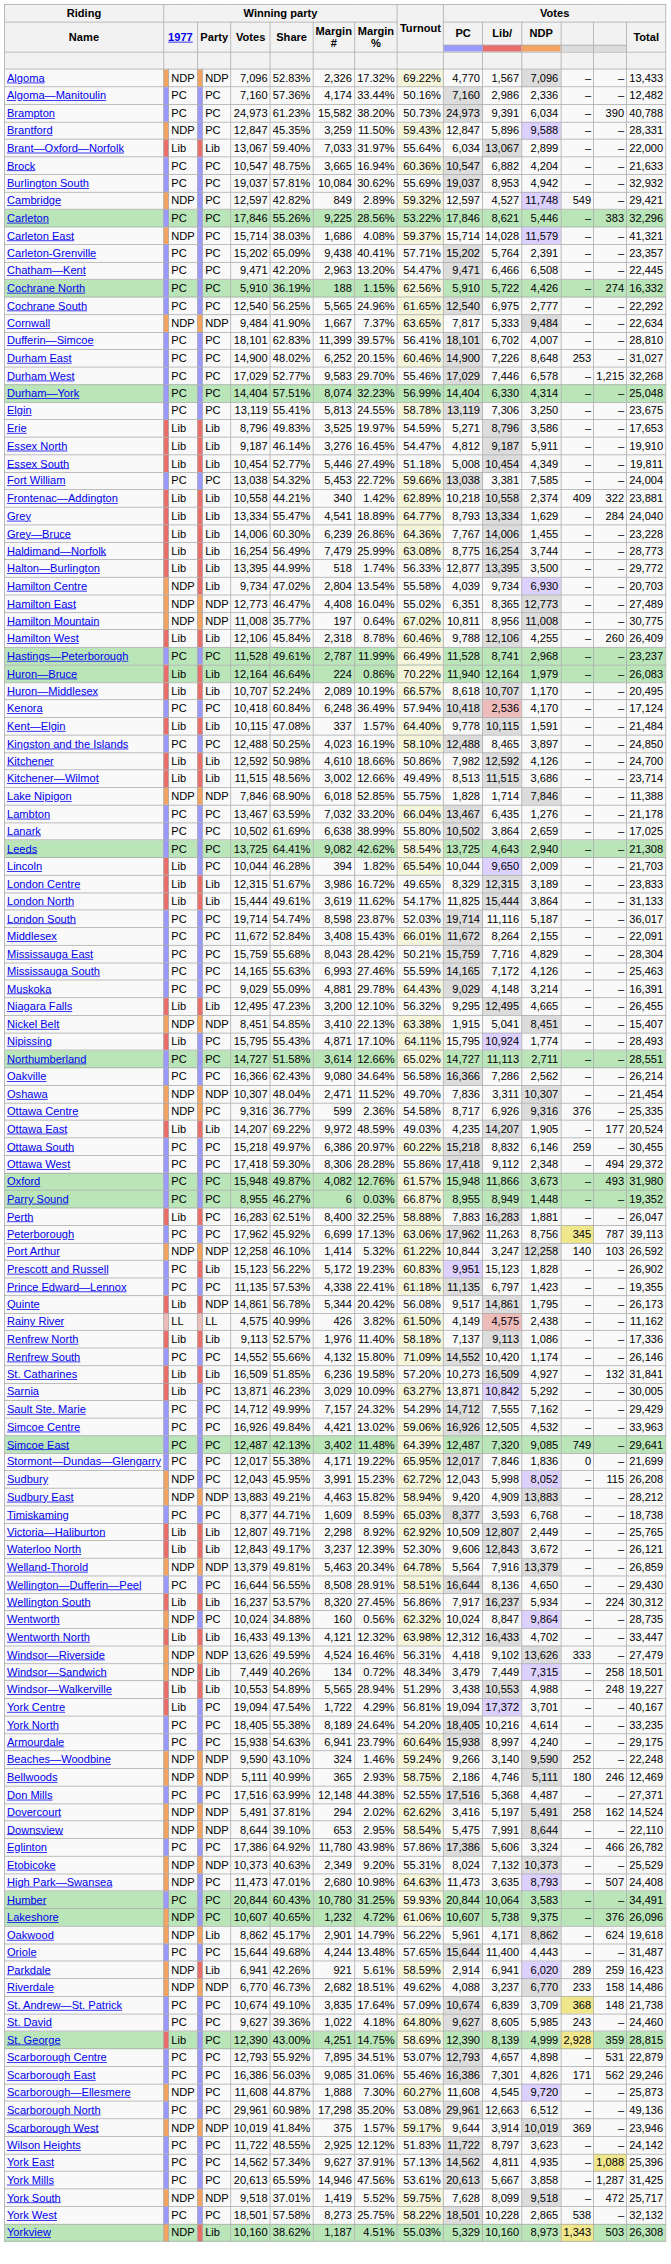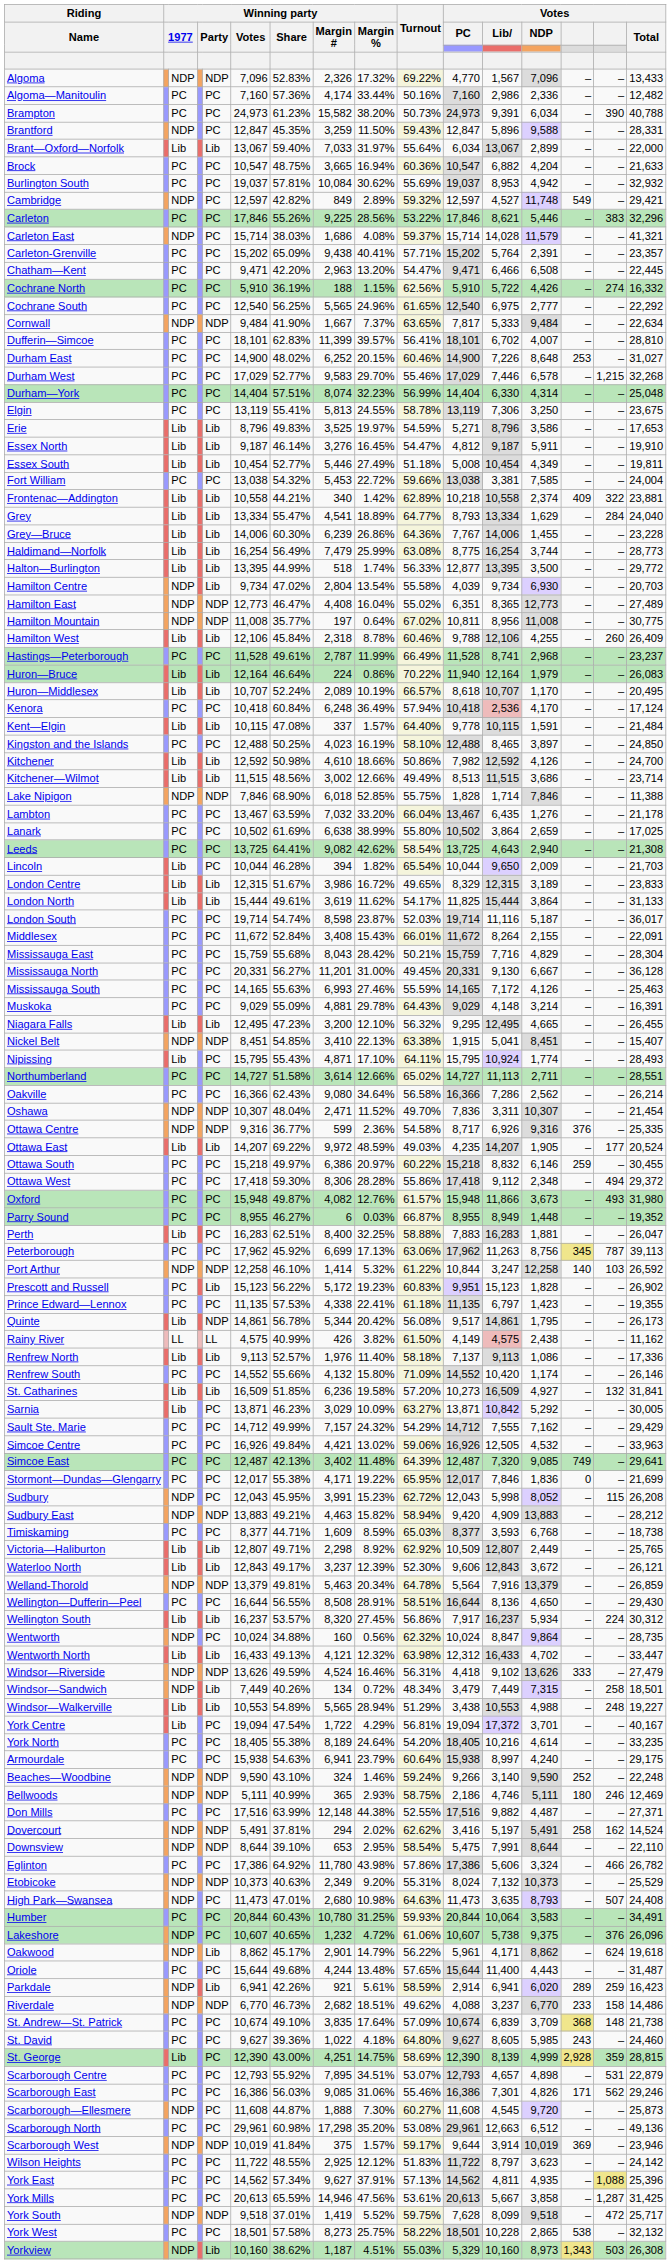+ row: (53, 972)
(213, 1112) PC -> (217, 1129) NDP
(505, 1795) 5,368 -> (505, 1813) 9,882
